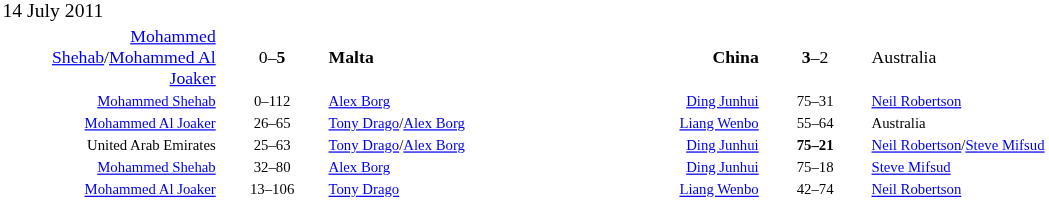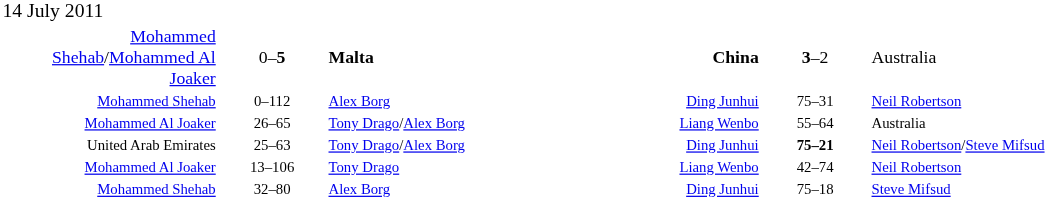rows swapped: (272, 167) <-> (272, 190)
